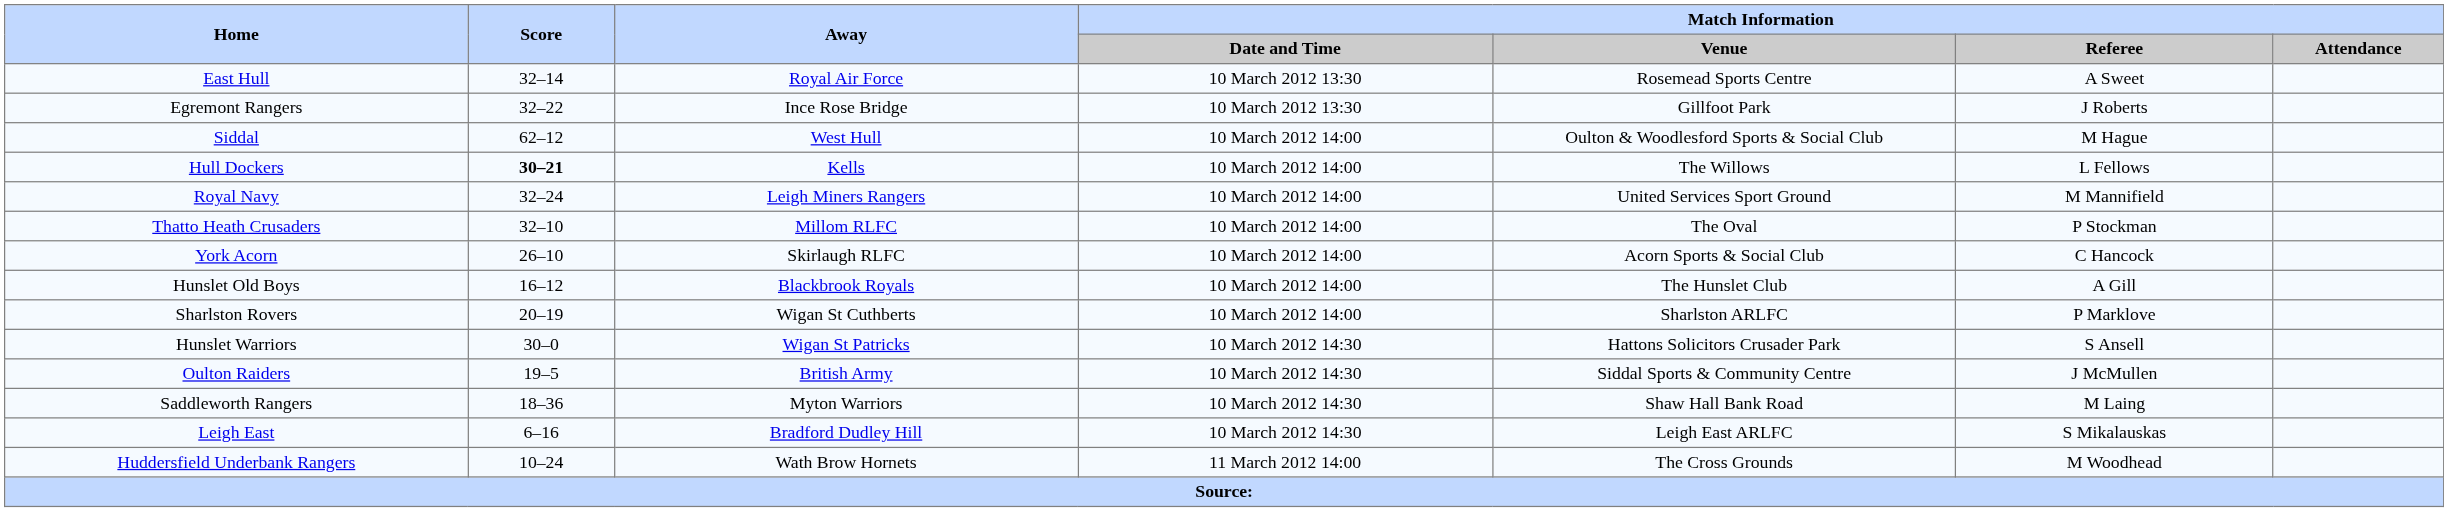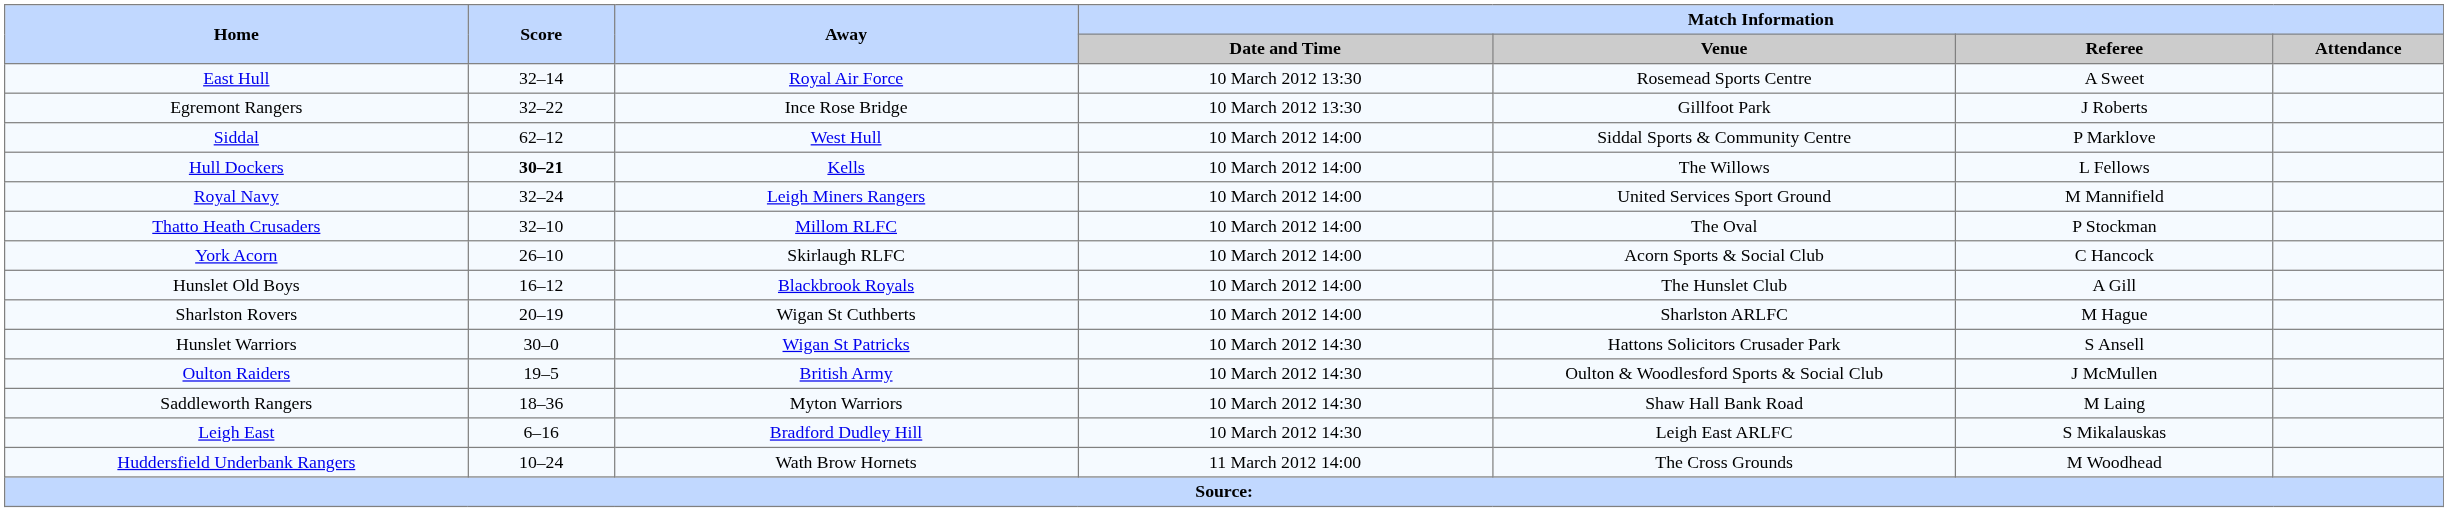(1724, 137) Oulton & Woodlesford Sports & Social Club -> (1724, 137) Siddal Sports & Community Centre
(2114, 137) M Hague -> (2114, 137) P Marklove
(2114, 314) P Marklove -> (2114, 314) M Hague
(1724, 373) Siddal Sports & Community Centre -> (1724, 373) Oulton & Woodlesford Sports & Social Club
